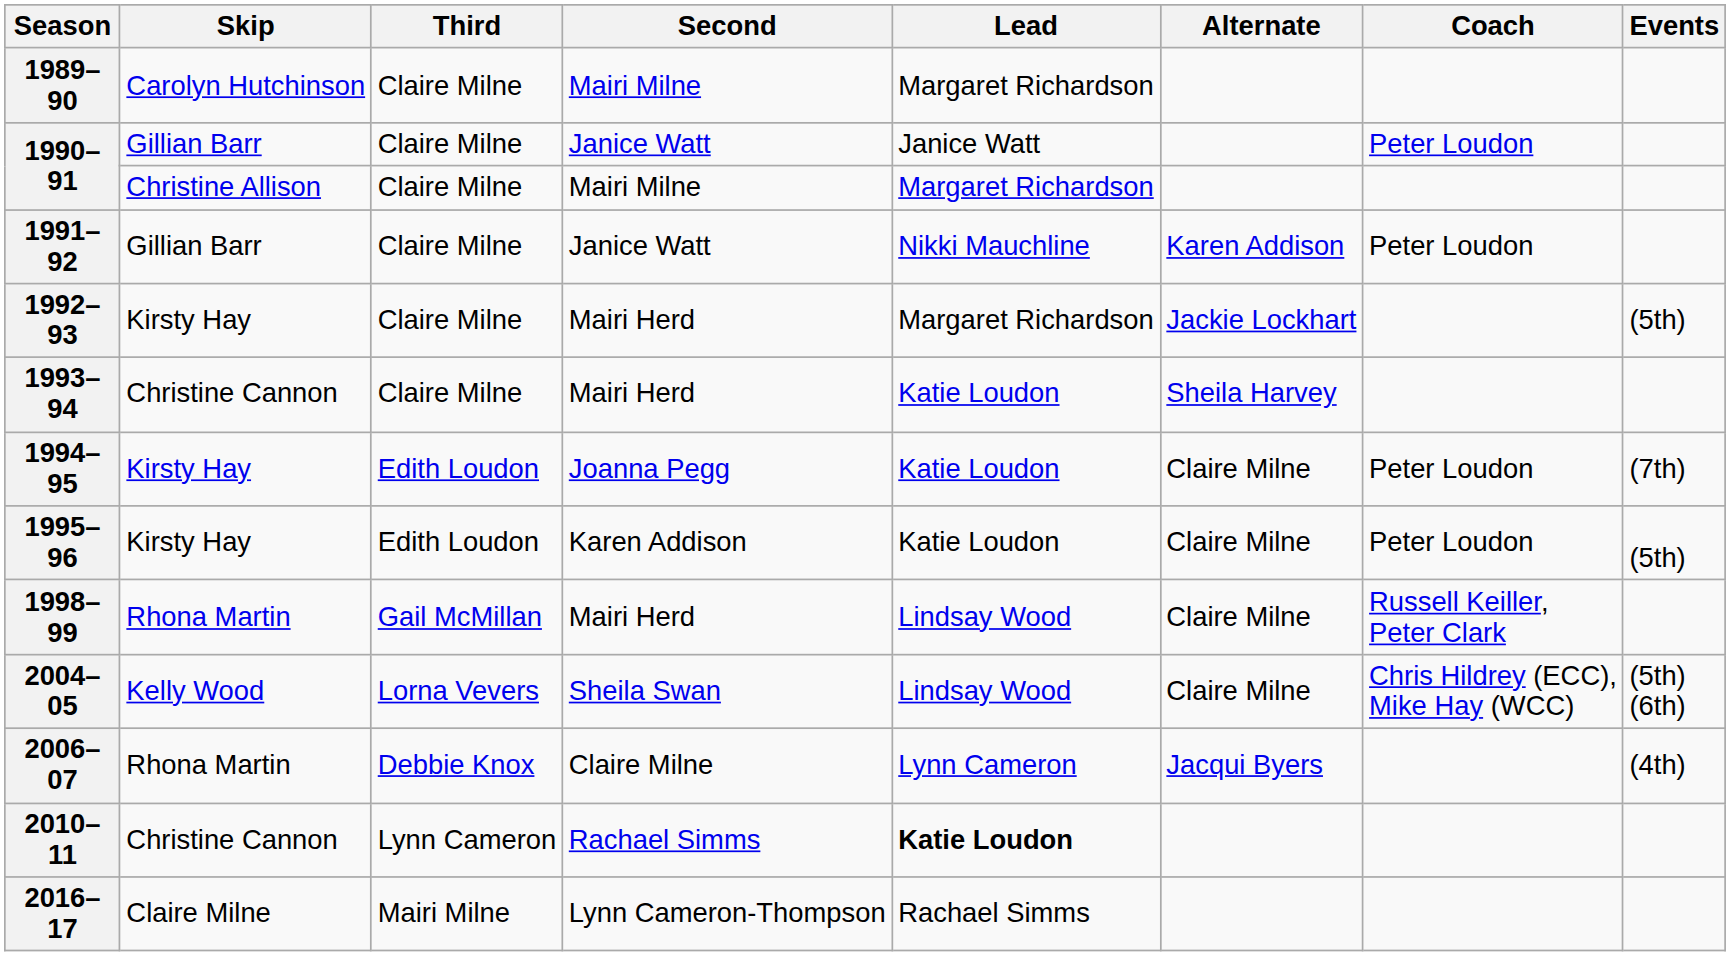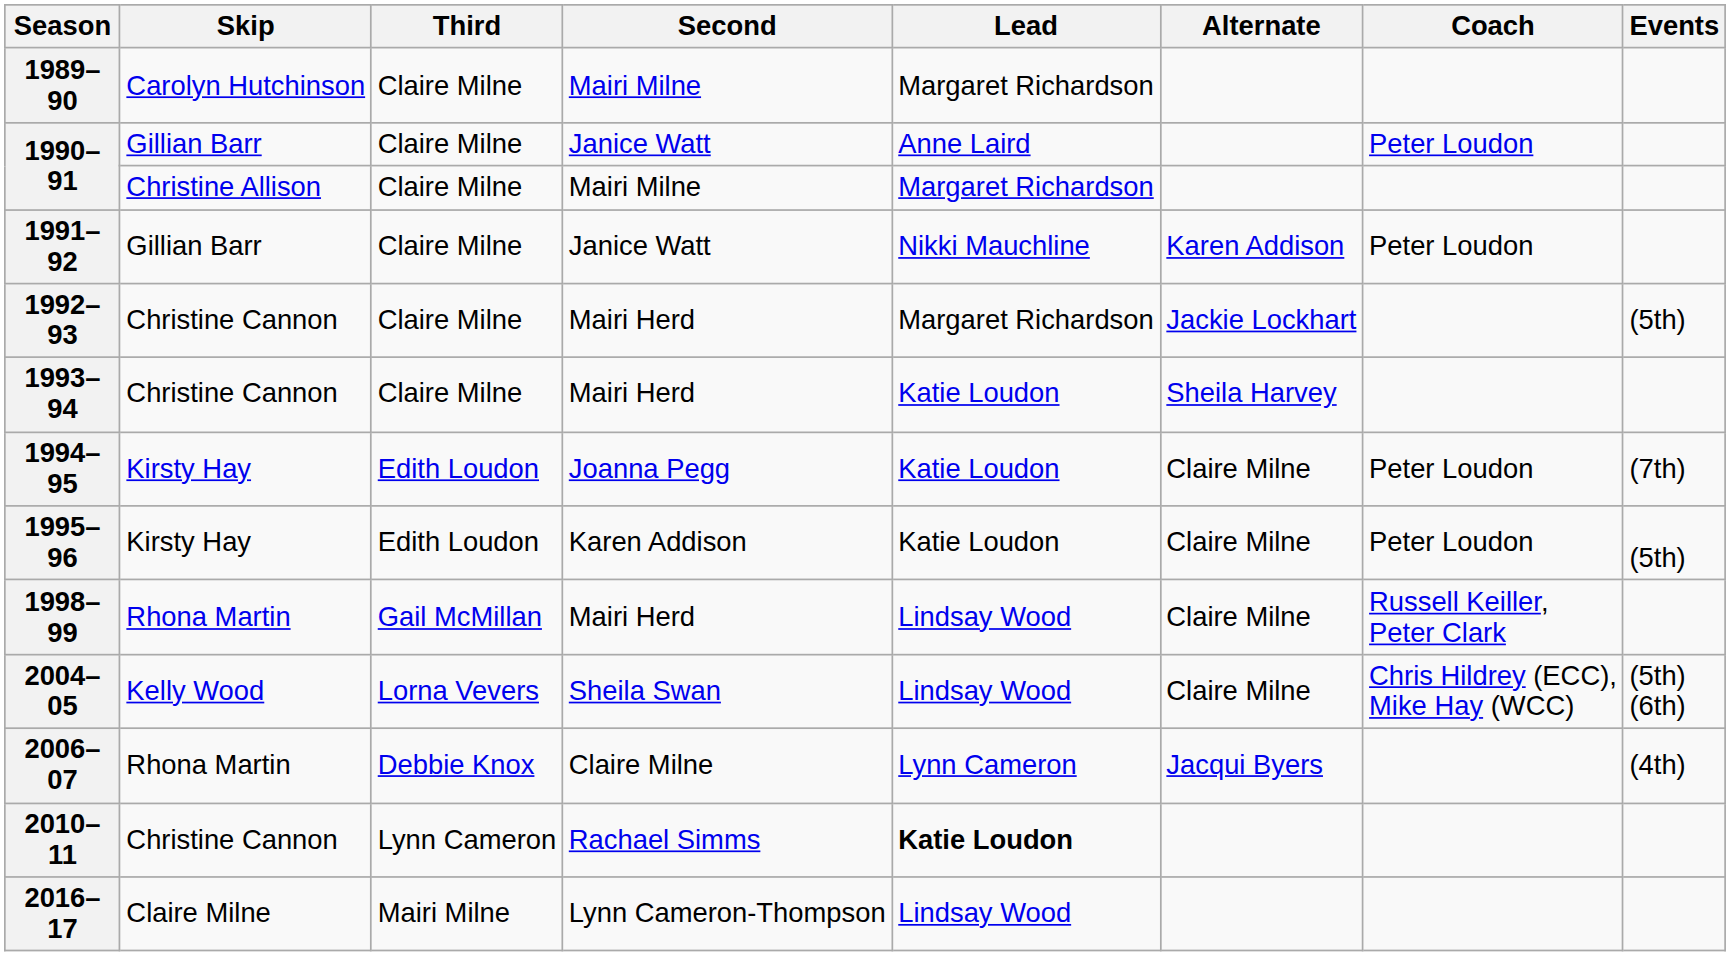(969, 143) Janice Watt -> (964, 143) Anne Laird
(189, 320) Kirsty Hay -> (232, 320) Christine Cannon
(994, 913) Rachael Simms -> (985, 913) Lindsay Wood
